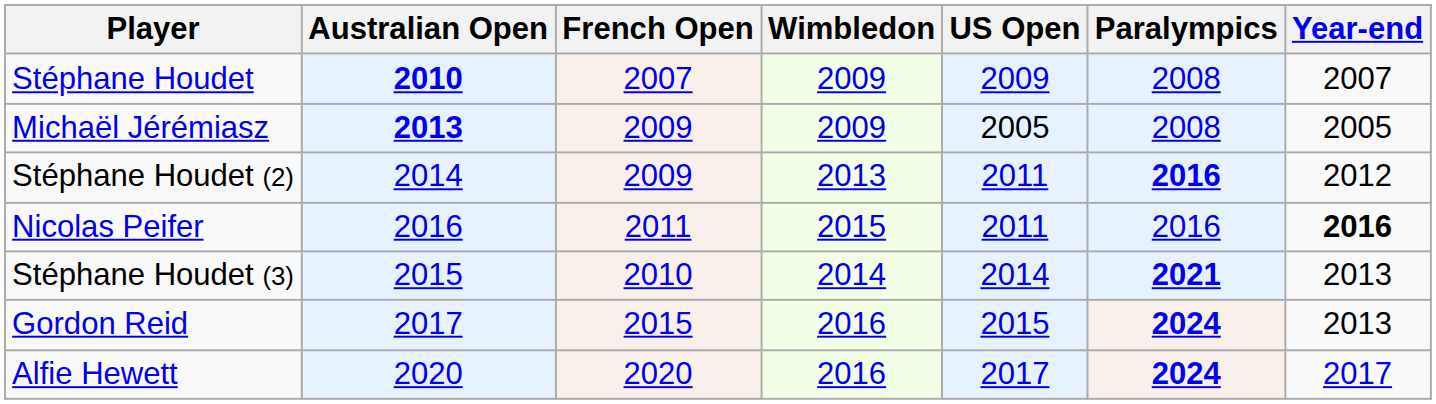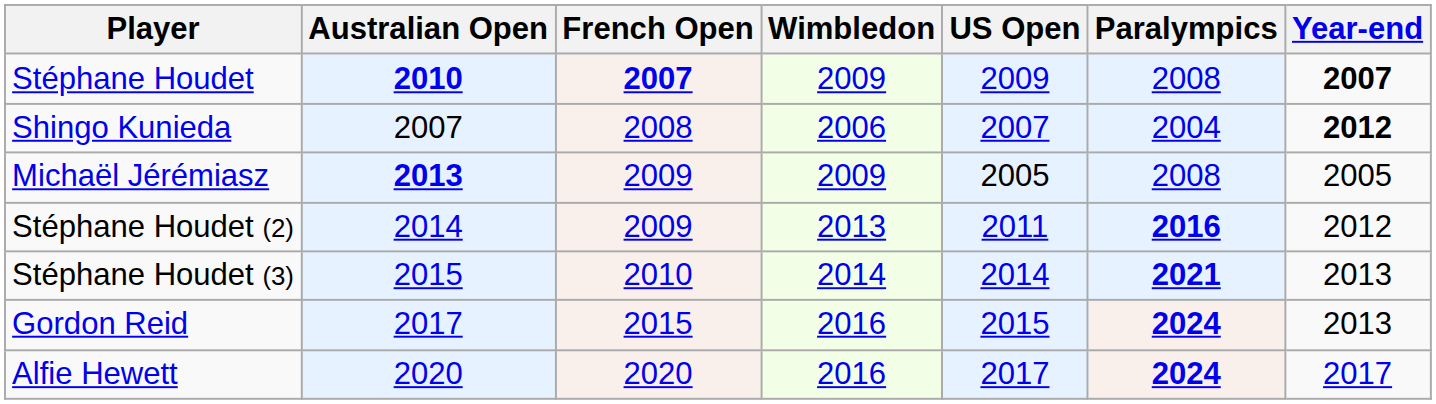(658, 78) normal -> (658, 78) bold
(1358, 78) normal -> (1358, 78) bold
+ row: (122, 127)
- row: (108, 226)
